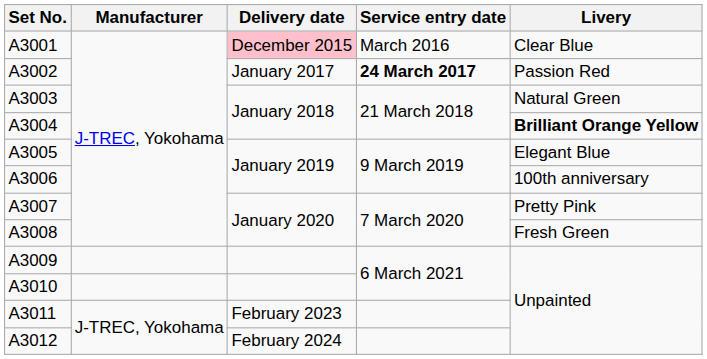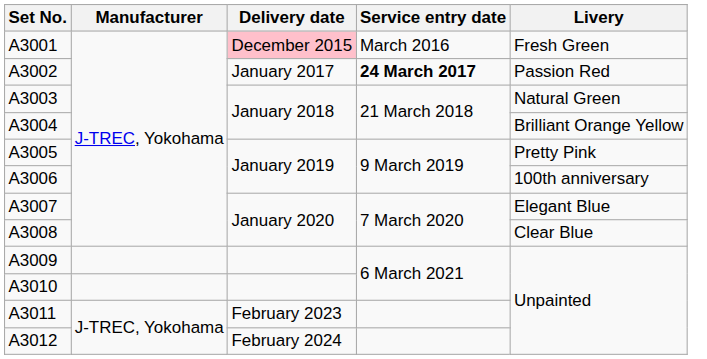(553, 44) Clear Blue -> (561, 44) Fresh Green
(606, 125) bold -> (599, 125) normal
(562, 152) Elegant Blue -> (555, 152) Pretty Pink
(555, 206) Pretty Pink -> (562, 206) Elegant Blue
(561, 233) Fresh Green -> (553, 233) Clear Blue
